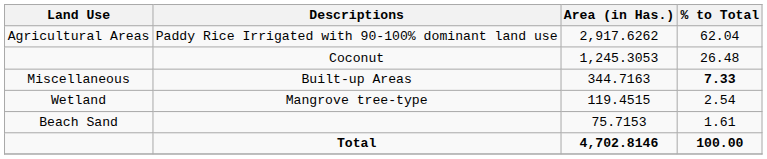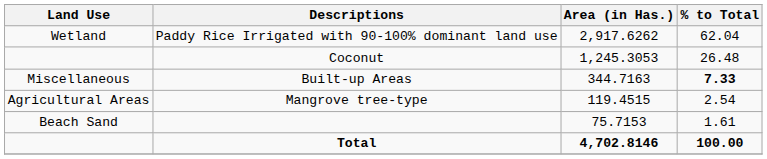(79, 37) Agricultural Areas -> (79, 37) Wetland
(79, 101) Wetland -> (79, 101) Agricultural Areas
